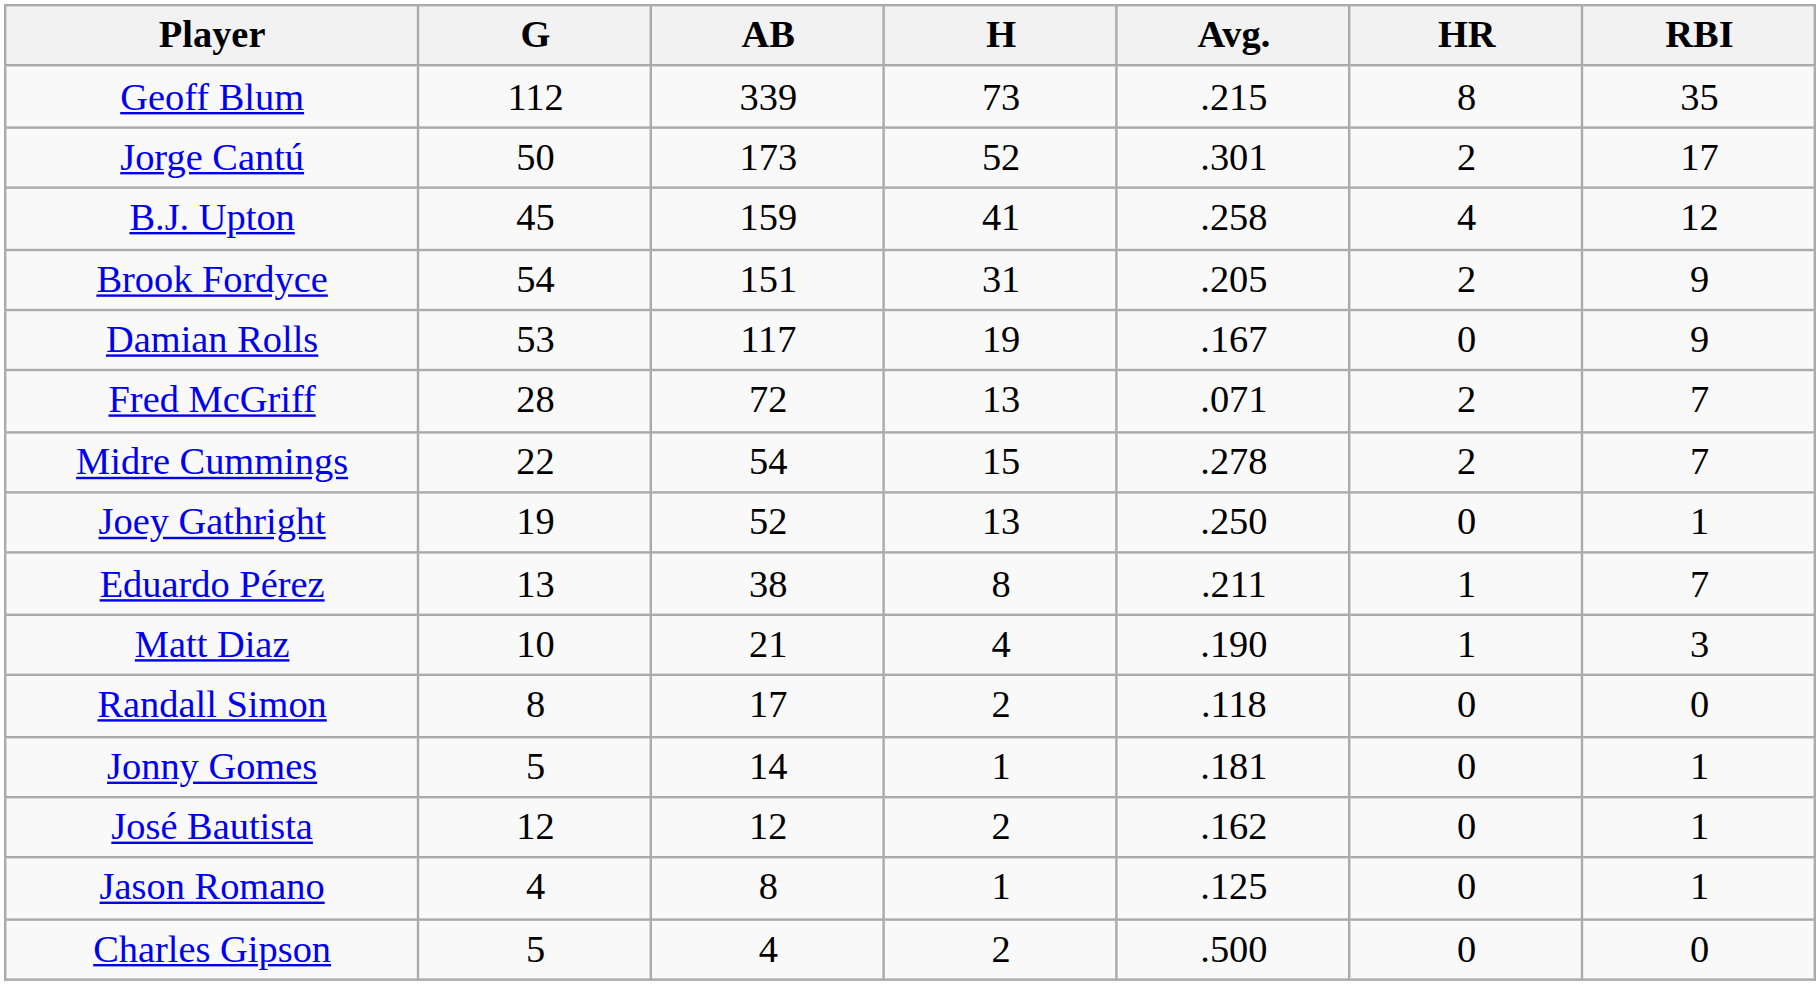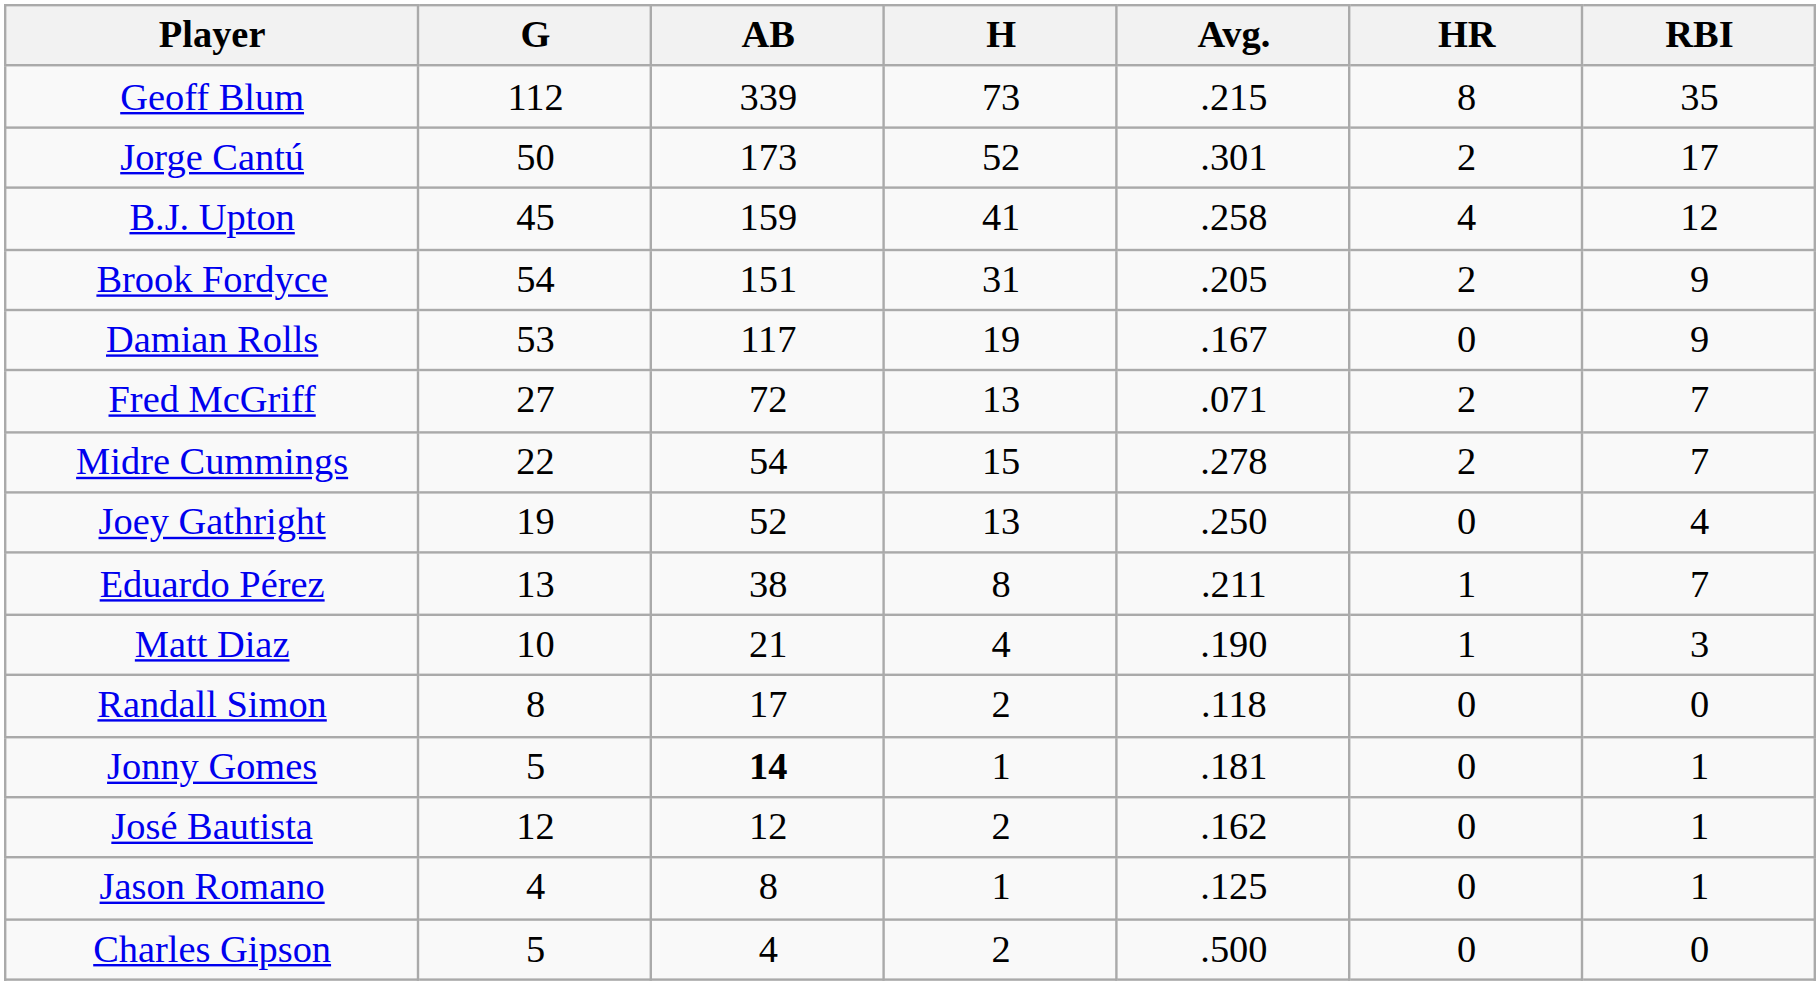(535, 400) 28 -> (535, 400) 27
(1700, 522) 1 -> (1700, 522) 4
(768, 765) normal -> (768, 765) bold
